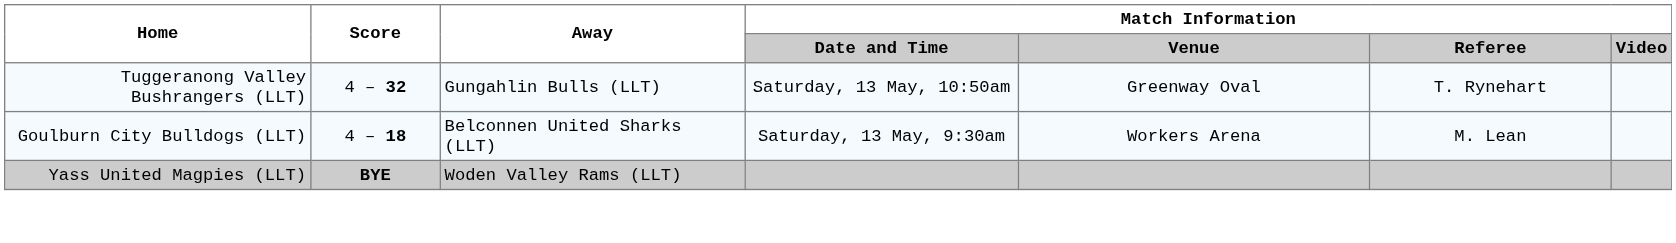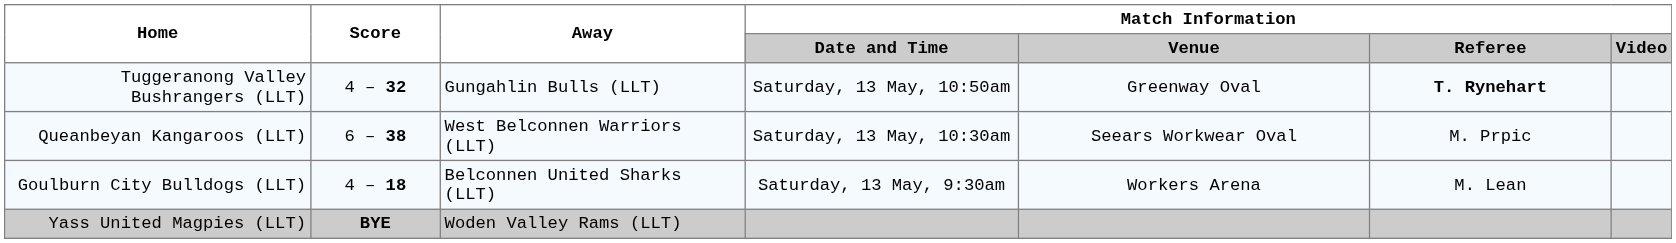(1490, 87) normal -> (1490, 87) bold
+ row: (172, 136)
